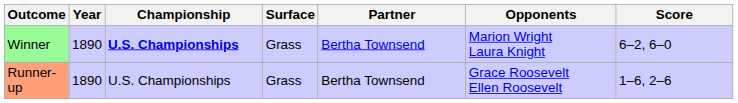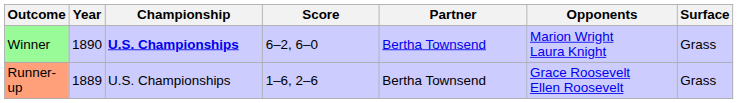columns swapped: (290, 15) <-> (674, 15)
(87, 80) 1890 -> (87, 80) 1889
